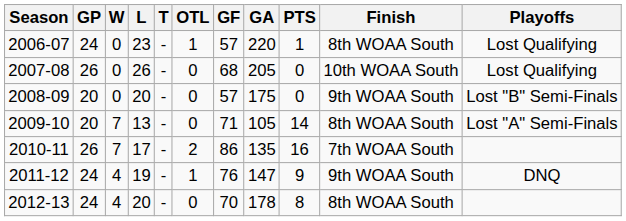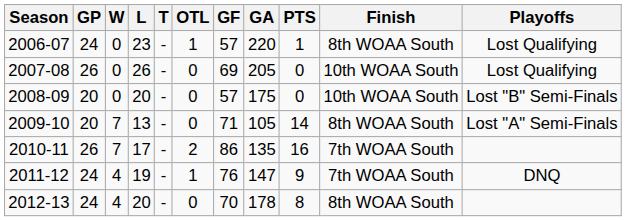(229, 70) 68 -> (229, 70) 69
(391, 96) 9th WOAA South -> (391, 96) 10th WOAA South
(391, 176) 9th WOAA South -> (391, 176) 7th WOAA South
